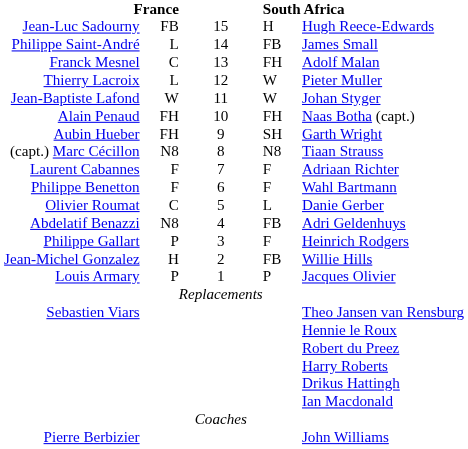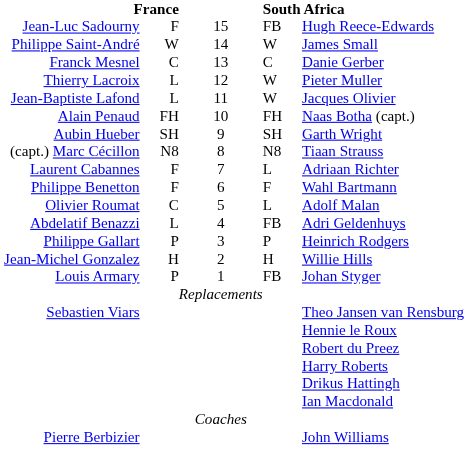(170, 26) FB -> (175, 26) F
(268, 26) H -> (272, 26) FB
(174, 44) L -> (172, 44) W
(272, 44) FB -> (270, 44) W
(272, 62) FH -> (268, 62) C
(341, 62) Adolf Malan -> (343, 62) Danie Gerber
(172, 98) W -> (174, 98) L
(341, 98) Johan Styger -> (349, 98) Jacques Olivier
(169, 133) FH -> (169, 133) SH
(267, 169) F -> (267, 169) L
(343, 205) Danie Gerber -> (341, 205) Adolf Malan
(170, 223) N8 -> (174, 223) L
(267, 240) F -> (267, 240) P
(272, 258) FB -> (268, 258) H
(267, 276) P -> (272, 276) FB
(349, 276) Jacques Olivier -> (341, 276) Johan Styger
